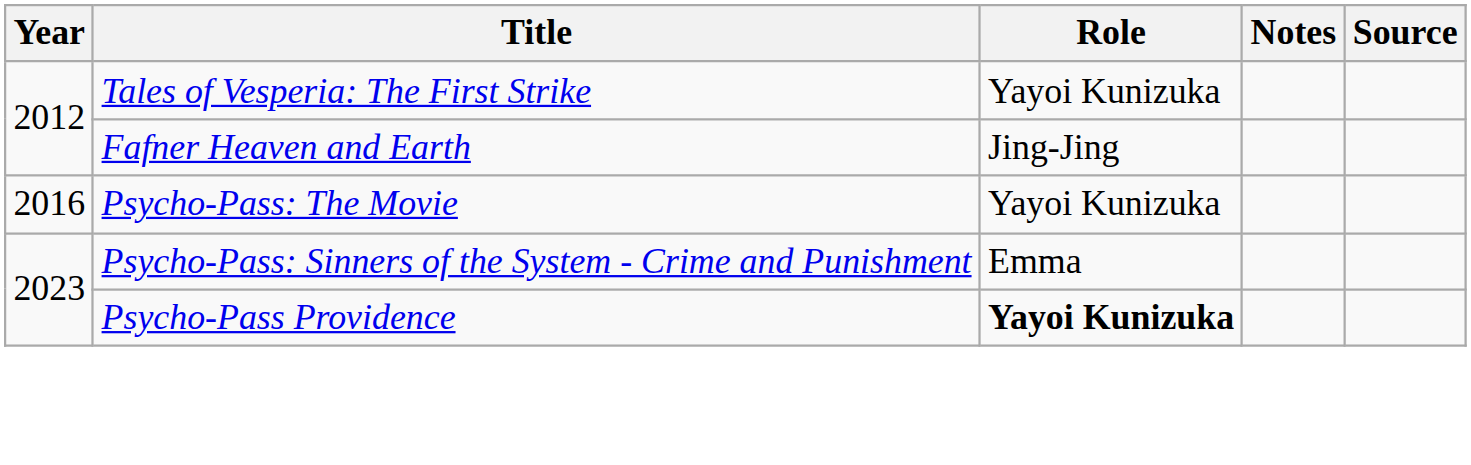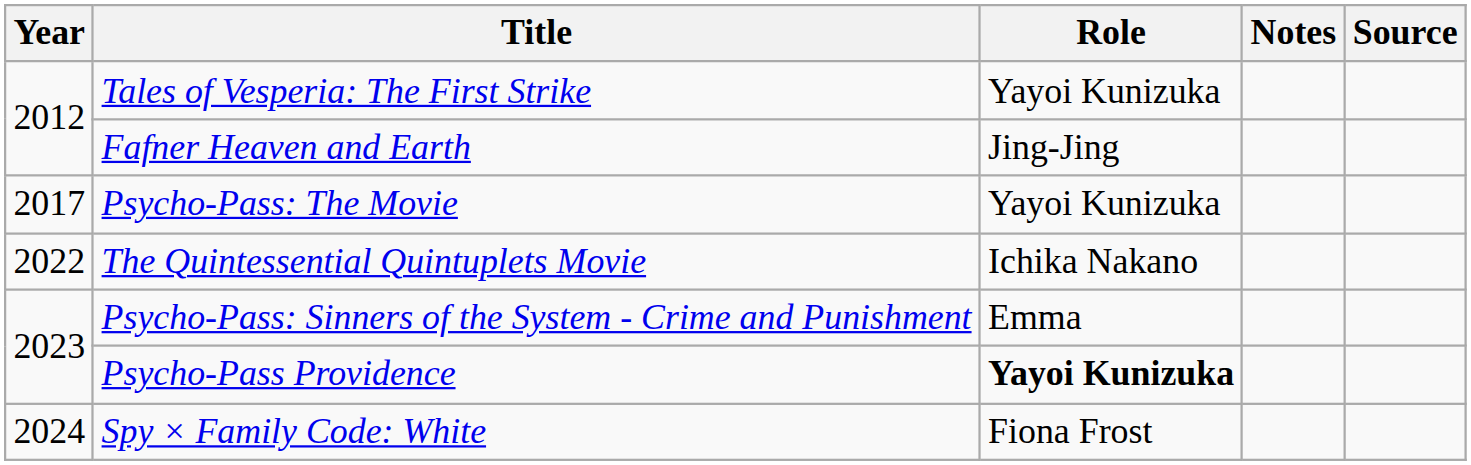(49, 203) 2016 -> (49, 203) 2017
+ row: (374, 260)
+ row: (294, 430)
